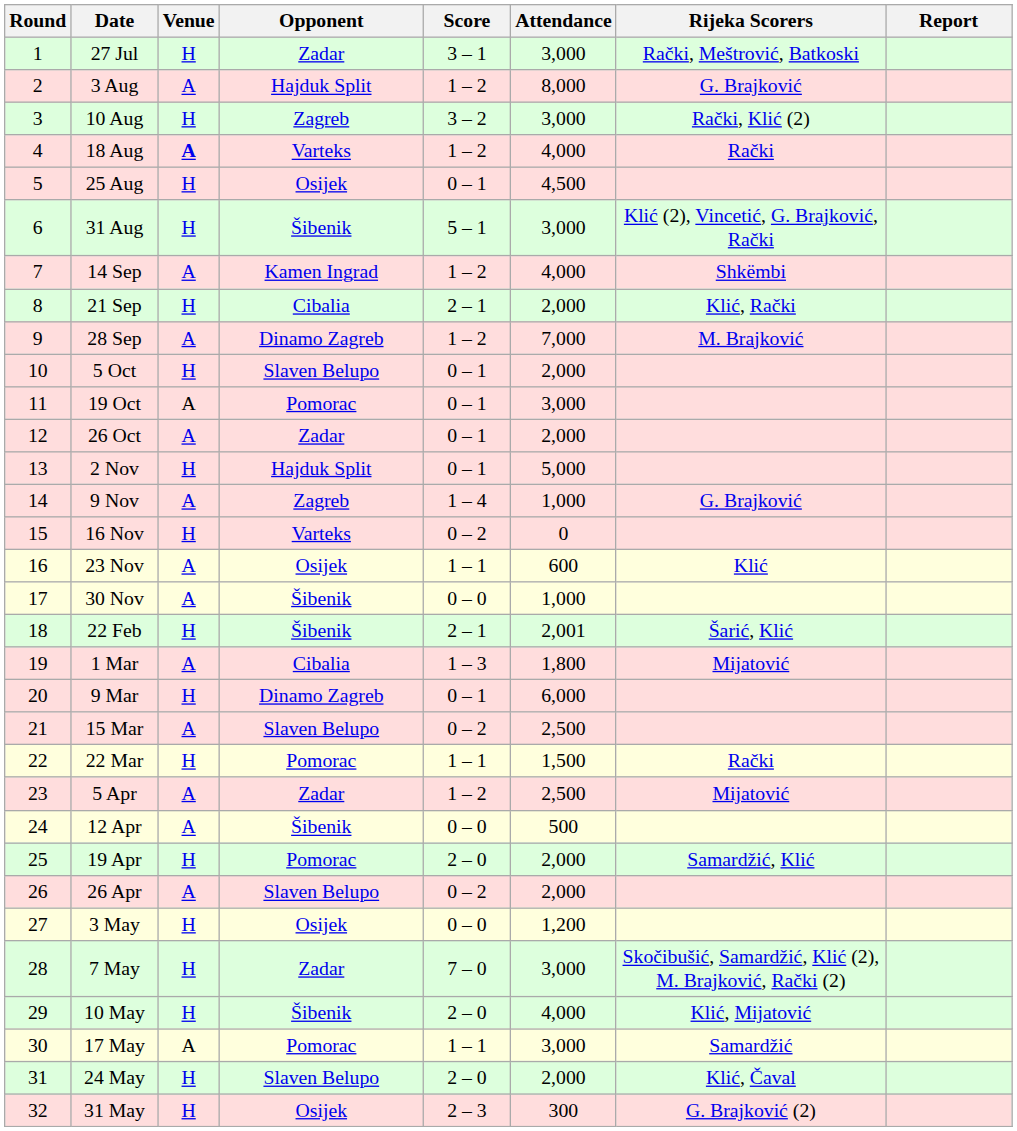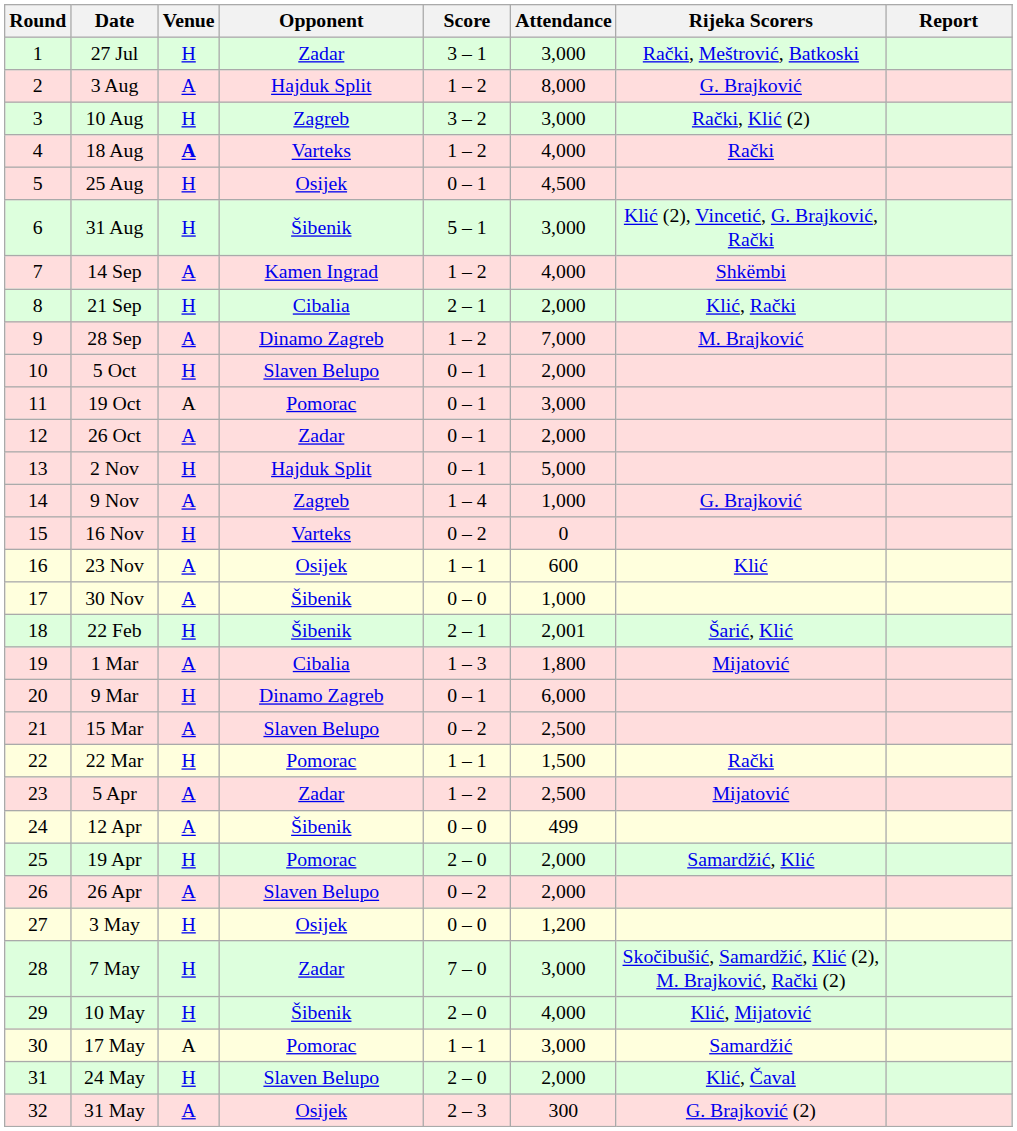(563, 826) 500 -> (563, 826) 499
(189, 1110) H -> (189, 1110) A
